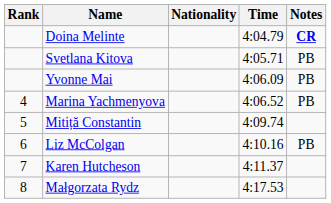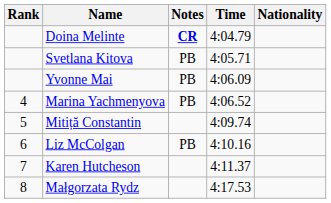columns swapped: (204, 15) <-> (306, 15)
